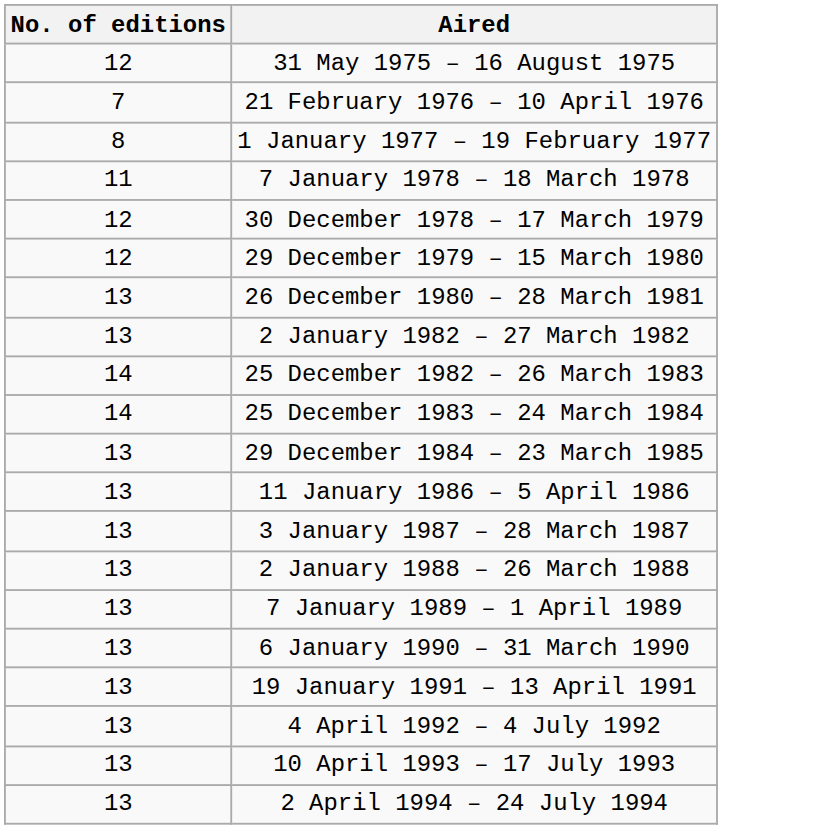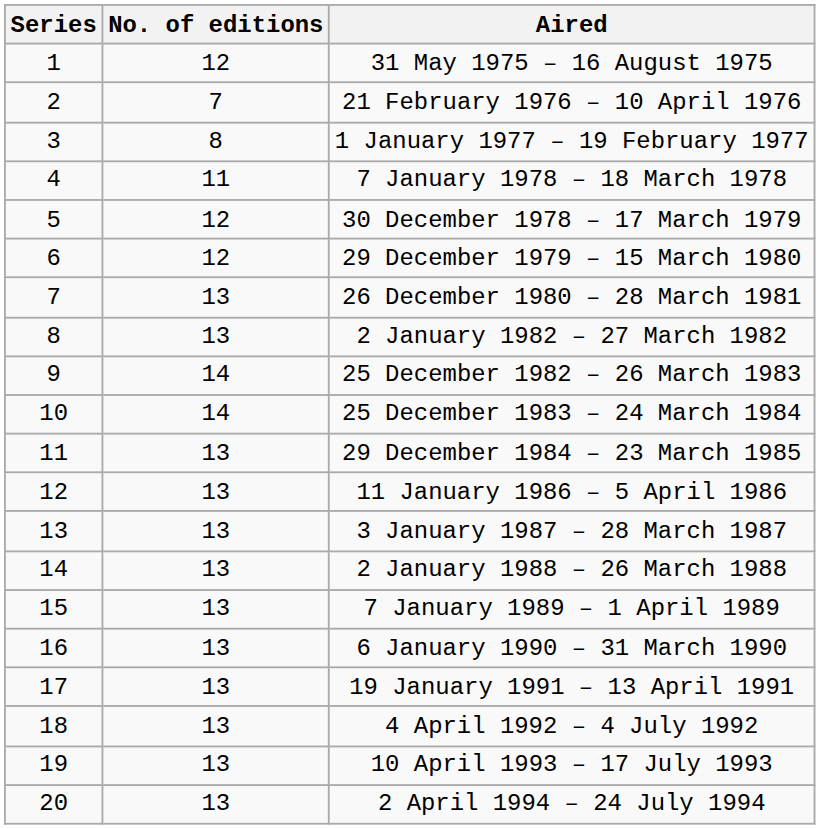+ column: (54, 24)
